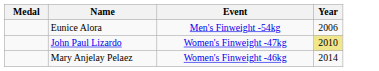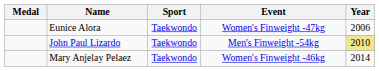+ column: (174, 12)
(235, 27) Men's Finweight -54kg -> (273, 27) Women's Finweight -47kg
(235, 43) Women's Finweight -47kg -> (273, 43) Men's Finweight -54kg
